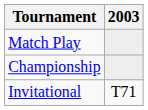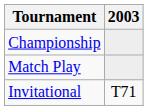rows swapped: (44, 42) <-> (54, 67)
